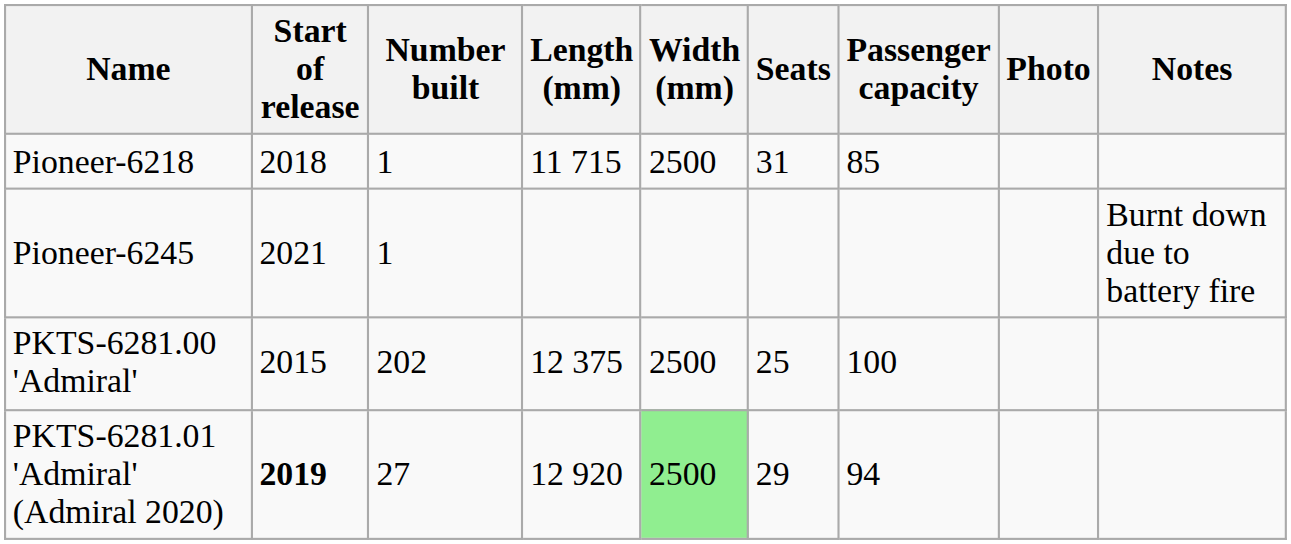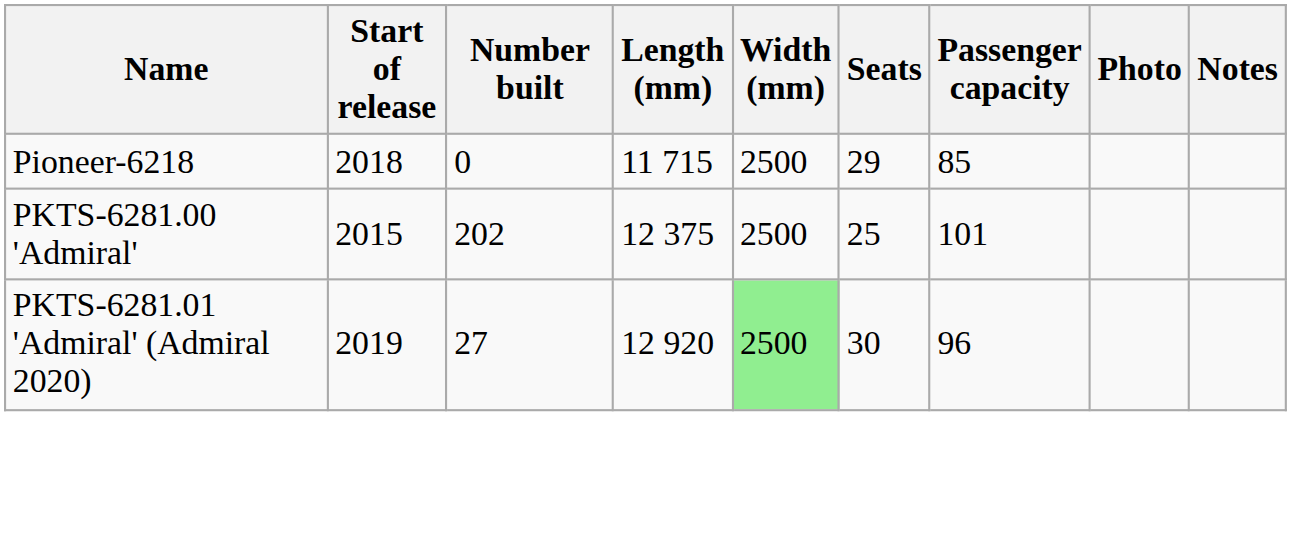(385, 160) 1 -> (463, 160) 0
(773, 160) 31 -> (864, 160) 29
- row: (103, 252)
(872, 362) 100 -> (963, 233) 101
(293, 473) bold -> (369, 343) normal
(773, 473) 29 -> (864, 343) 30
(863, 473) 94 -> (954, 343) 96
